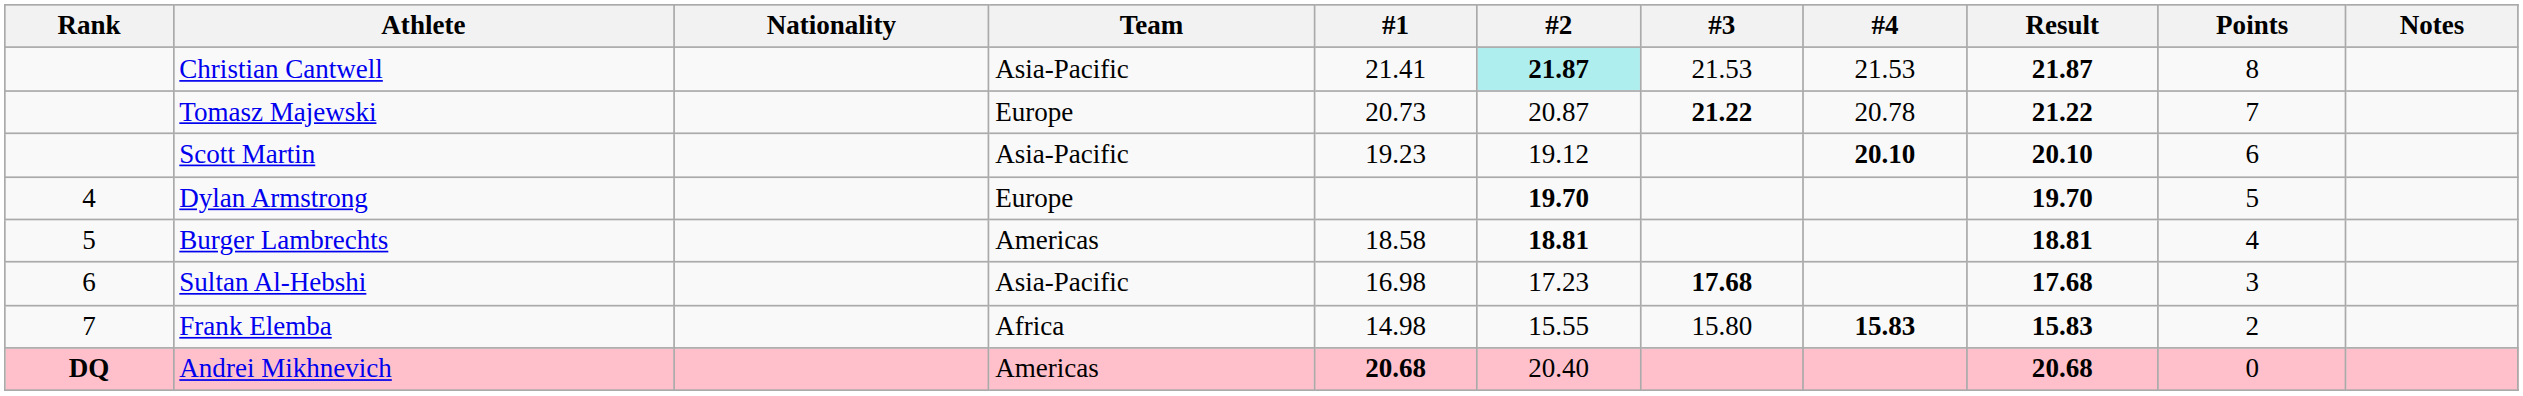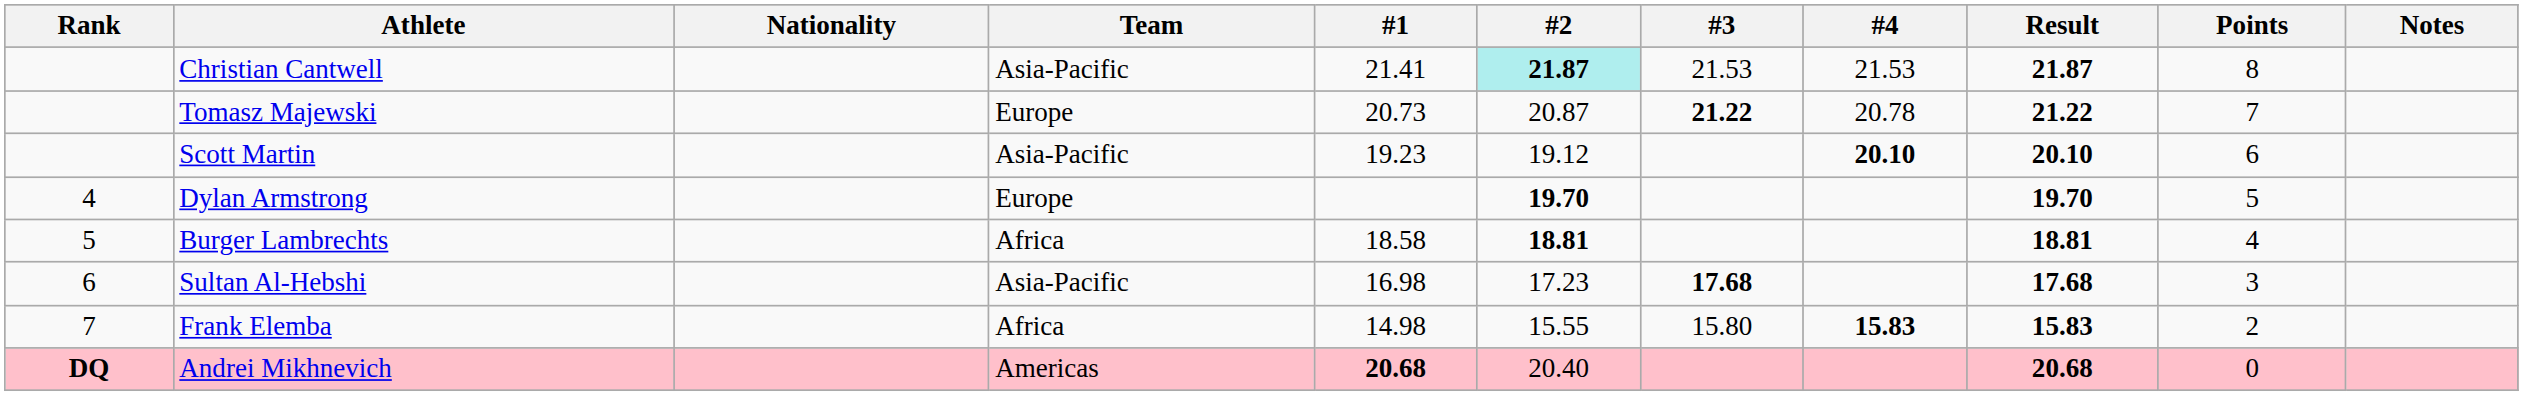(1047, 240) Americas -> (1030, 240) Africa
